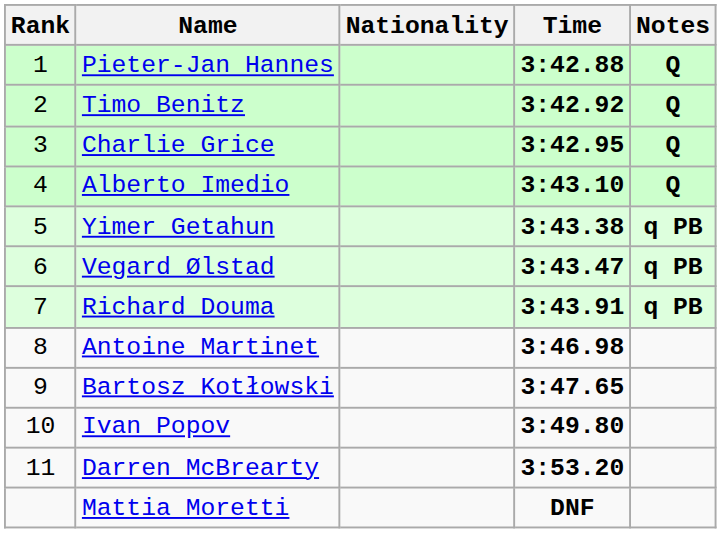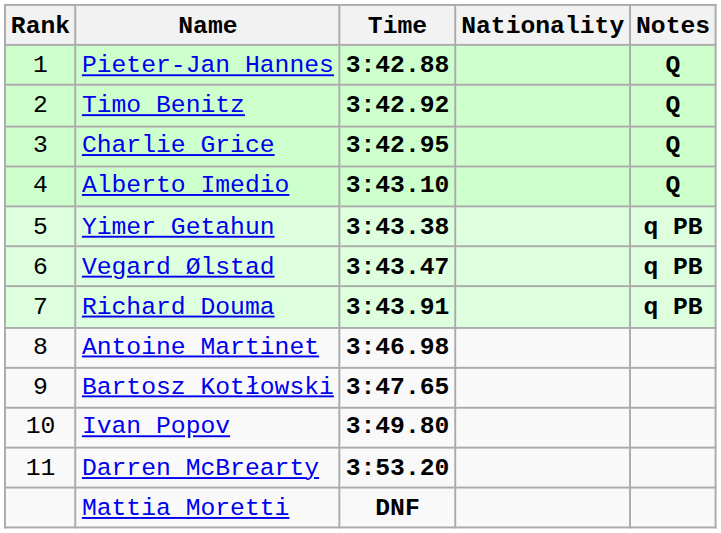columns swapped: (427, 25) <-> (572, 25)
